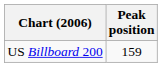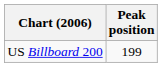(132, 51) 159 -> (132, 51) 199
